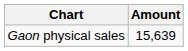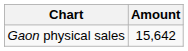(156, 35) 15,639 -> (156, 35) 15,642
